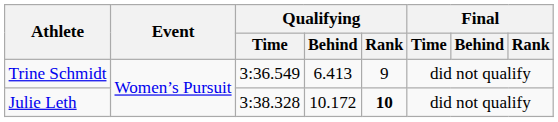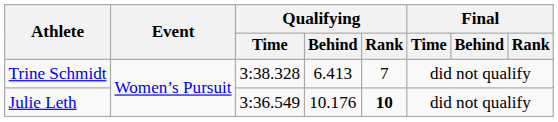(270, 74) 3:36.549 -> (270, 74) 3:38.328
(384, 74) 9 -> (384, 74) 7
(270, 102) 3:38.328 -> (270, 102) 3:36.549
(333, 102) 10.172 -> (333, 102) 10.176
